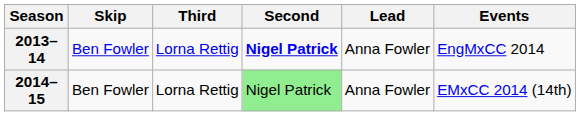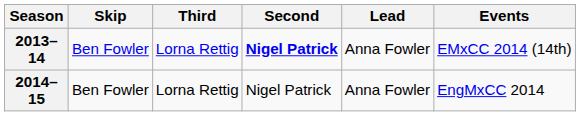(491, 49) EngMxCC 2014 -> (504, 49) EMxCC 2014 (14th)
(288, 90) lightgreen background -> (288, 90) no background
(504, 90) EMxCC 2014 (14th) -> (491, 90) EngMxCC 2014
